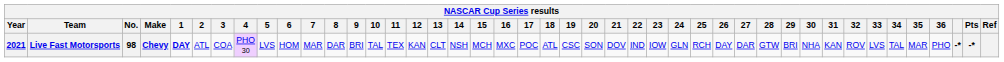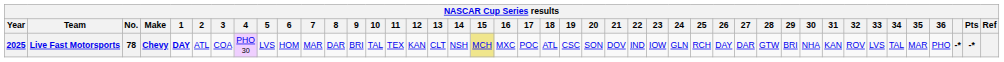(16, 45) 2021 -> (16, 45) 2025
(131, 45) 98 -> (131, 45) 78
(482, 45) no background -> (482, 45) khaki background
